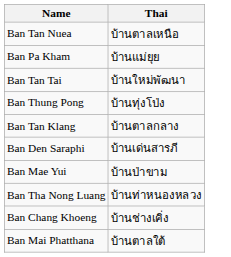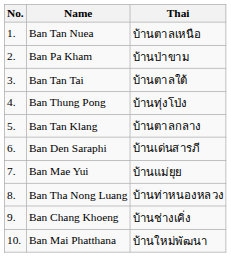+ column: (15, 13)
(135, 57) บ้านแม่ยุย -> (161, 57) บ้านป่าขาม
(148, 80) บ้านใหม่พัฒนา -> (160, 80) บ้านตาลใต้
(139, 172) บ้านป่าขาม -> (157, 172) บ้านแม่ยุย
(138, 241) บ้านตาลใต้ -> (170, 241) บ้านใหม่พัฒนา
